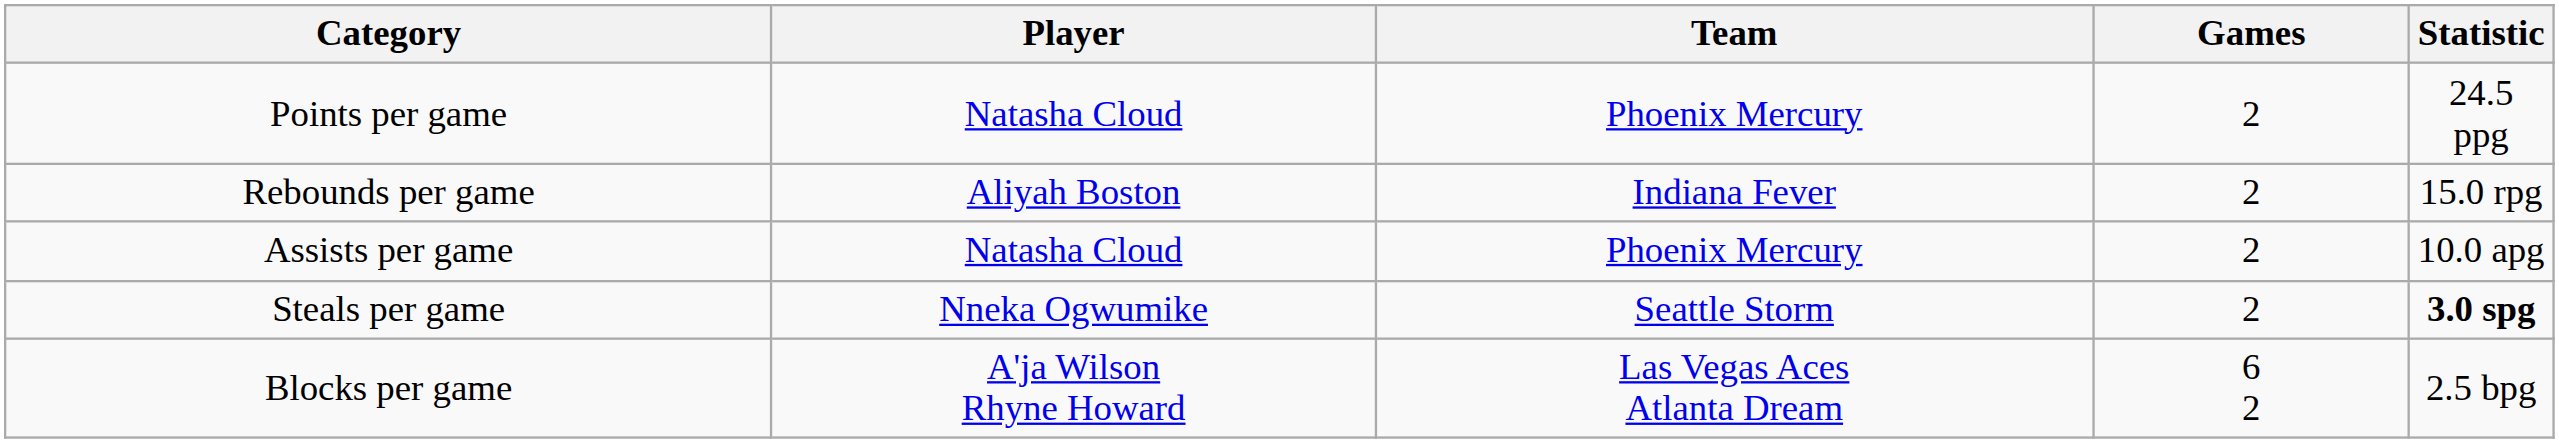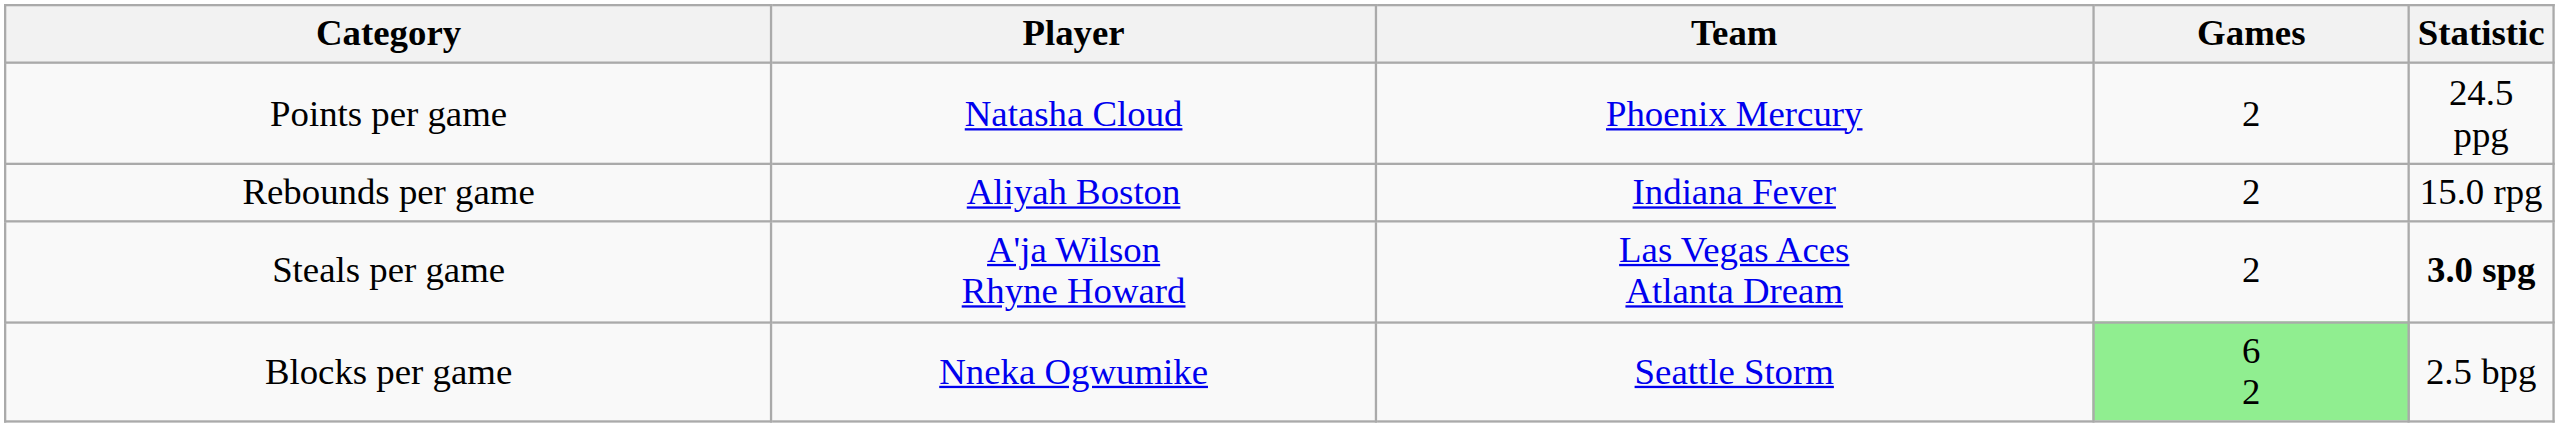- row: (389, 250)
(1074, 308) Nneka Ogwumike -> (1074, 270) A'ja Wilson Rhyne Howard
(1734, 308) Seattle Storm -> (1734, 270) Las Vegas Aces Atlanta Dream
(1074, 387) A'ja Wilson Rhyne Howard -> (1074, 370) Nneka Ogwumike
(1734, 387) Las Vegas Aces Atlanta Dream -> (1734, 370) Seattle Storm
(2251, 387) no background -> (2251, 370) lightgreen background
